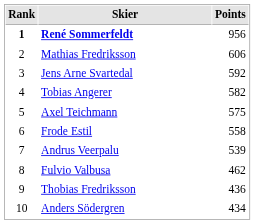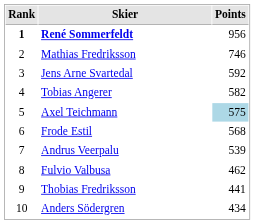(237, 54) 606 -> (237, 54) 746
(237, 112) no background -> (237, 112) lightblue background
(237, 131) 558 -> (237, 131) 568
(237, 189) 436 -> (237, 189) 441
